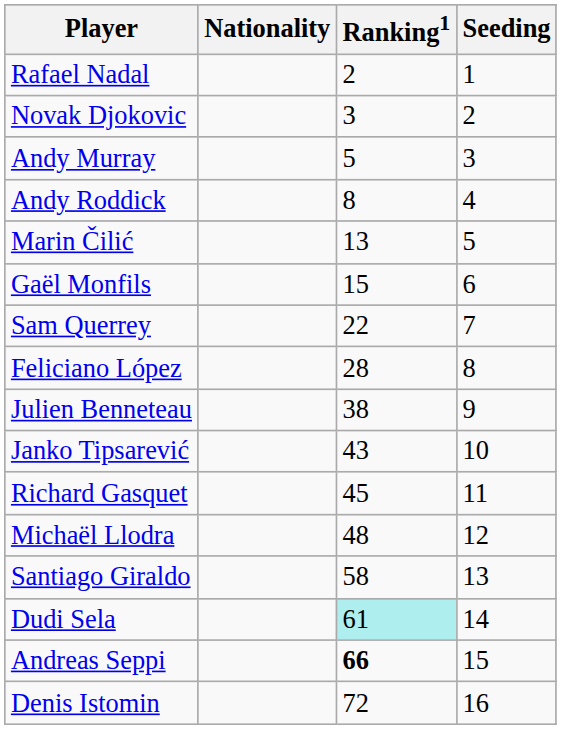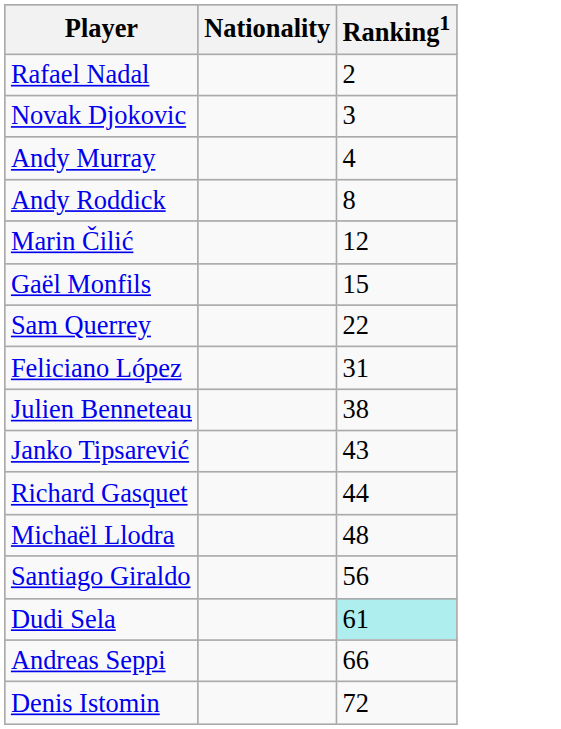- column: (507, 28)
(349, 158) 5 -> (349, 158) 4
(356, 241) 13 -> (356, 241) 12
(356, 367) 28 -> (356, 367) 31
(356, 493) 45 -> (356, 493) 44
(356, 576) 58 -> (356, 576) 56
(356, 660) bold -> (356, 660) normal
